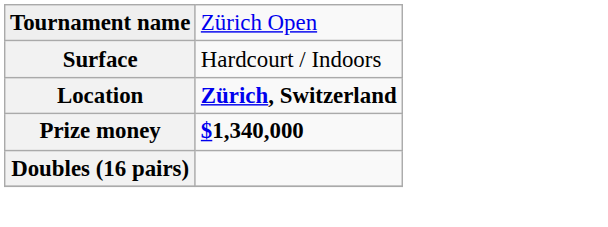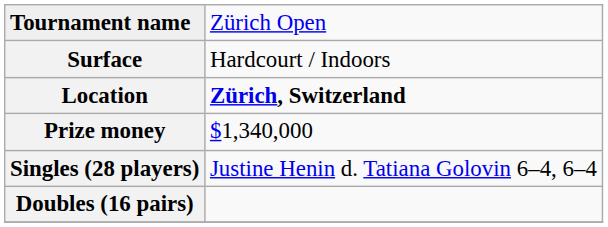(252, 131) bold -> (261, 131) normal
+ row: (105, 167)
